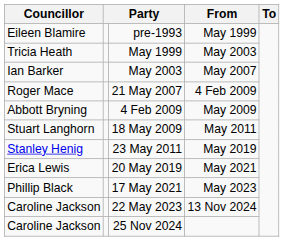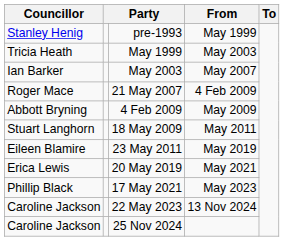(46, 33) Eileen Blamire -> (45, 33) Stanley Henig
(45, 149) Stanley Henig -> (46, 149) Eileen Blamire
